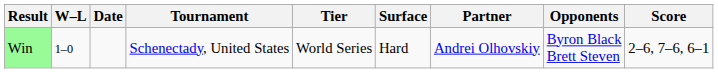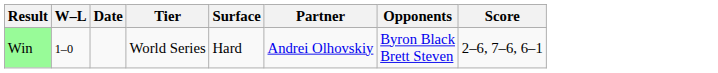- column: (209, 16)
